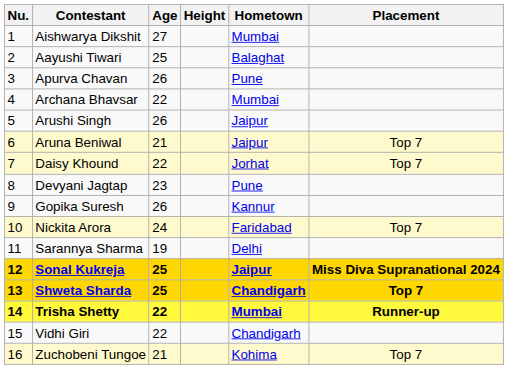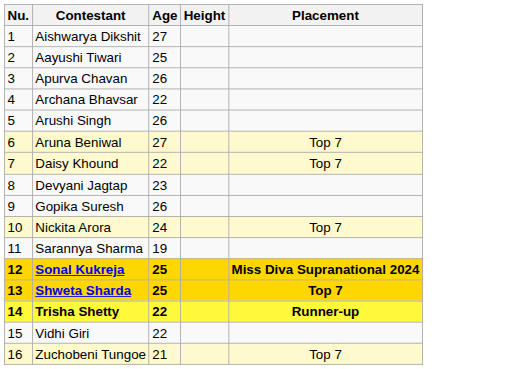- column: (269, 15)
(160, 142) 21 -> (160, 142) 27
